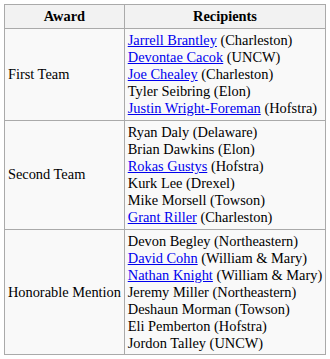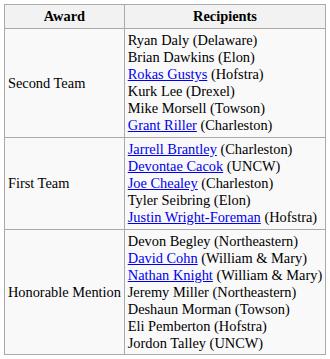rows swapped: (39, 74) <-> (47, 174)
